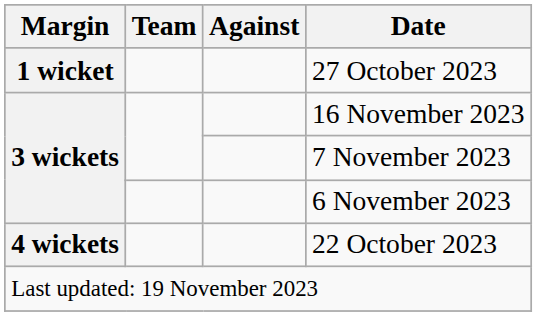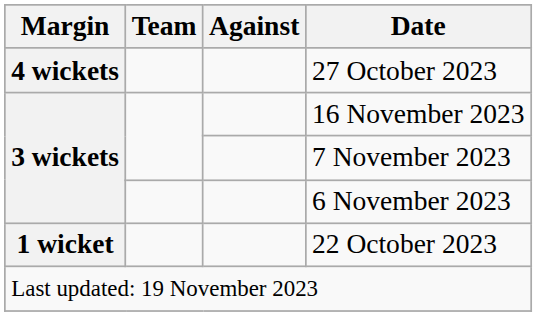(65, 69) 1 wicket -> (65, 69) 4 wickets
(65, 244) 4 wickets -> (65, 244) 1 wicket
